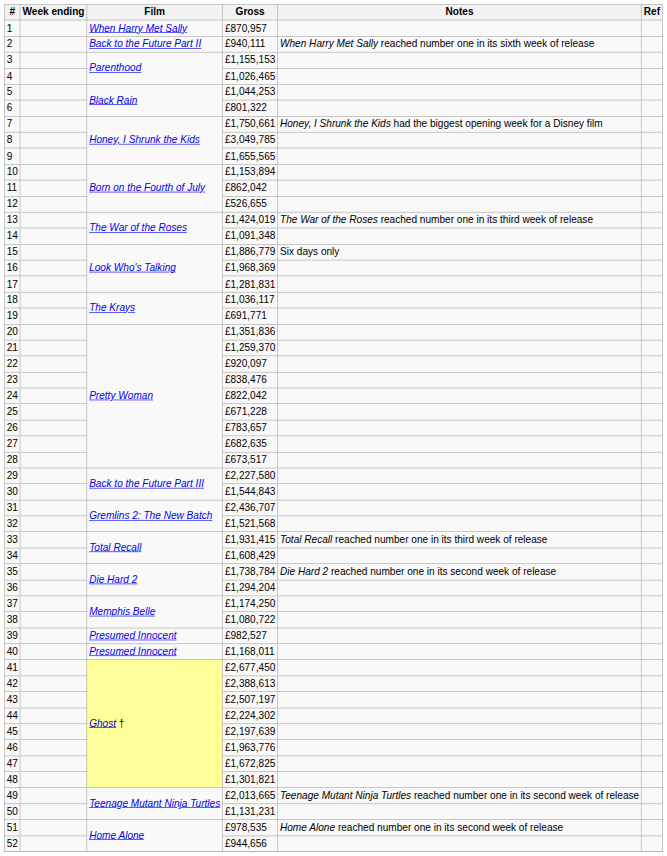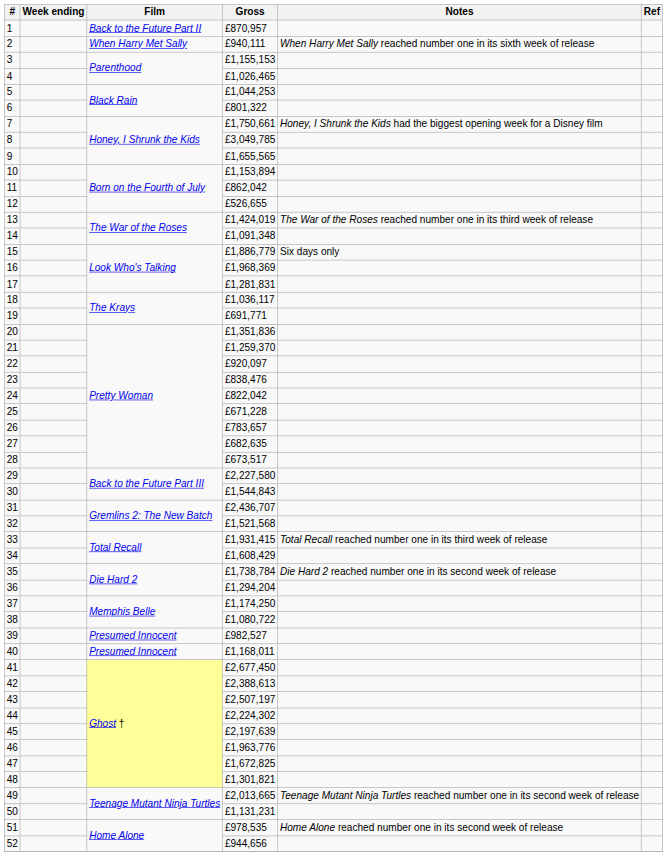(138, 28) When Harry Met Sally -> (145, 28) Back to the Future Part II
(145, 44) Back to the Future Part II -> (138, 44) When Harry Met Sally
